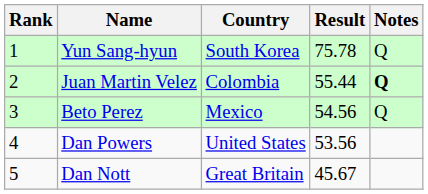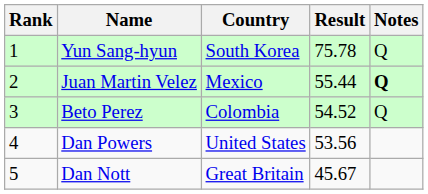(242, 81) Colombia -> (234, 81) Mexico
(234, 112) Mexico -> (242, 112) Colombia
(335, 112) 54.56 -> (335, 112) 54.52
